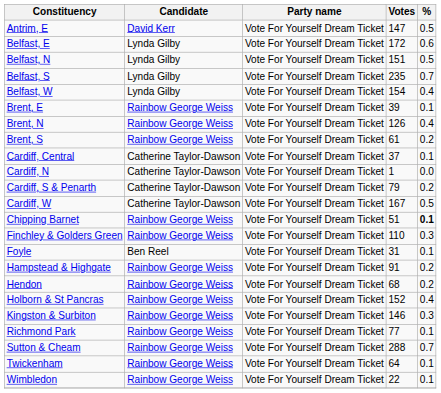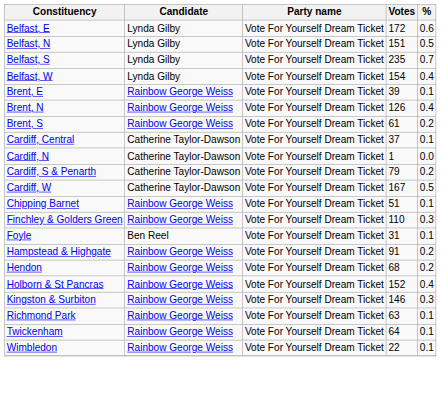- row: (27, 28)
(427, 220) bold -> (427, 204) normal
(394, 332) 77 -> (394, 316) 63
- row: (44, 348)
